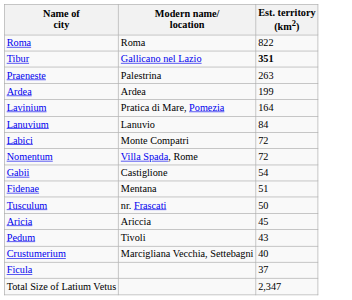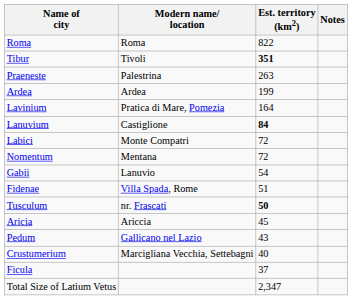+ column: (333, 19)
(161, 59) Gallicano nel Lazio -> (133, 59) Tivoli
(138, 124) Lanuvio -> (144, 124) Castiglione
(263, 124) normal -> (263, 124) bold
(159, 156) Villa Spada, Rome -> (139, 156) Mentana
(144, 173) Castiglione -> (138, 173) Lanuvio
(139, 189) Mentana -> (159, 189) Villa Spada, Rome
(263, 205) normal -> (263, 205) bold
(133, 238) Tivoli -> (161, 238) Gallicano nel Lazio
